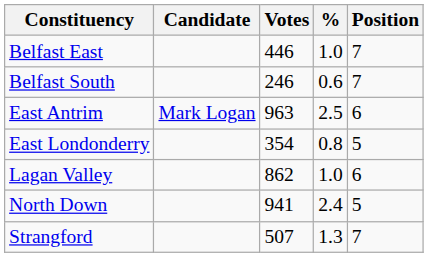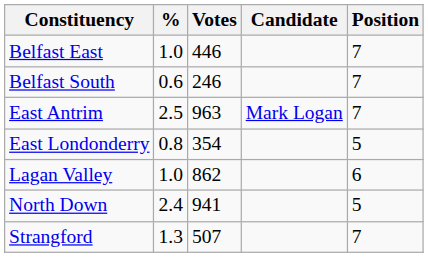columns swapped: (207, 19) <-> (331, 19)
(357, 112) 6 -> (357, 112) 7
